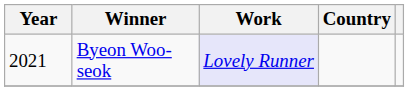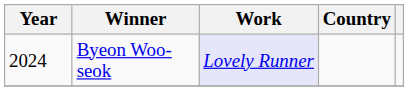(28, 60) 2021 -> (28, 60) 2024
